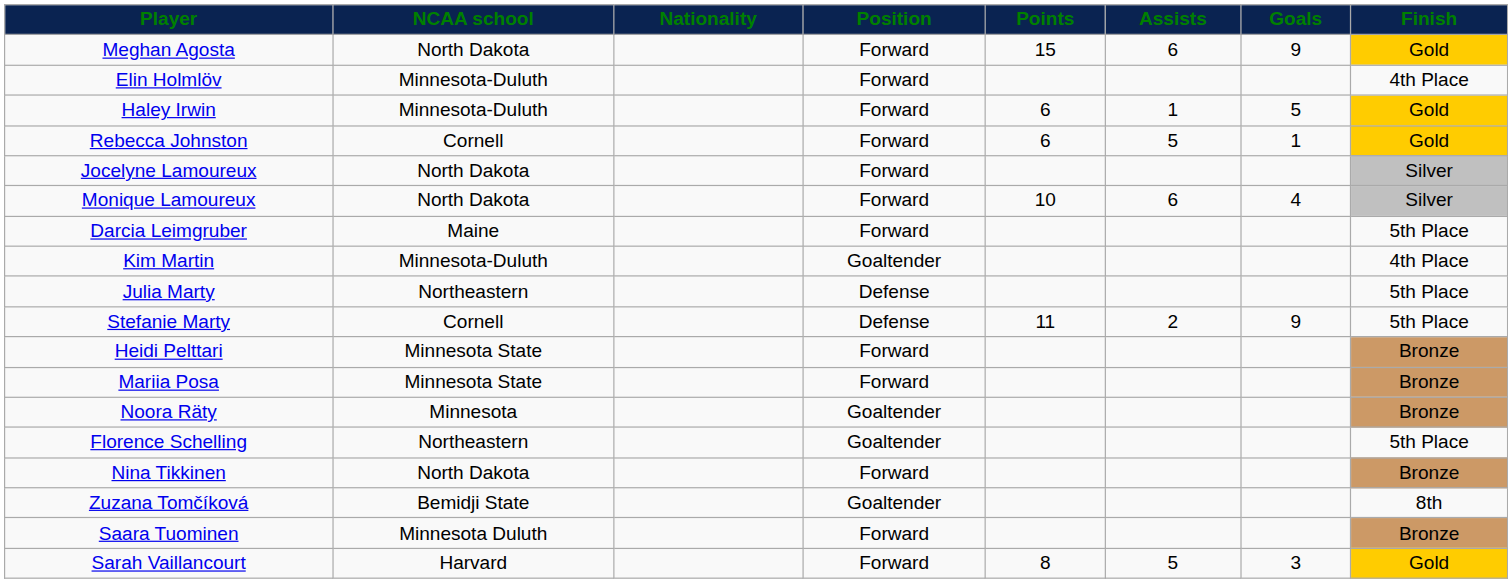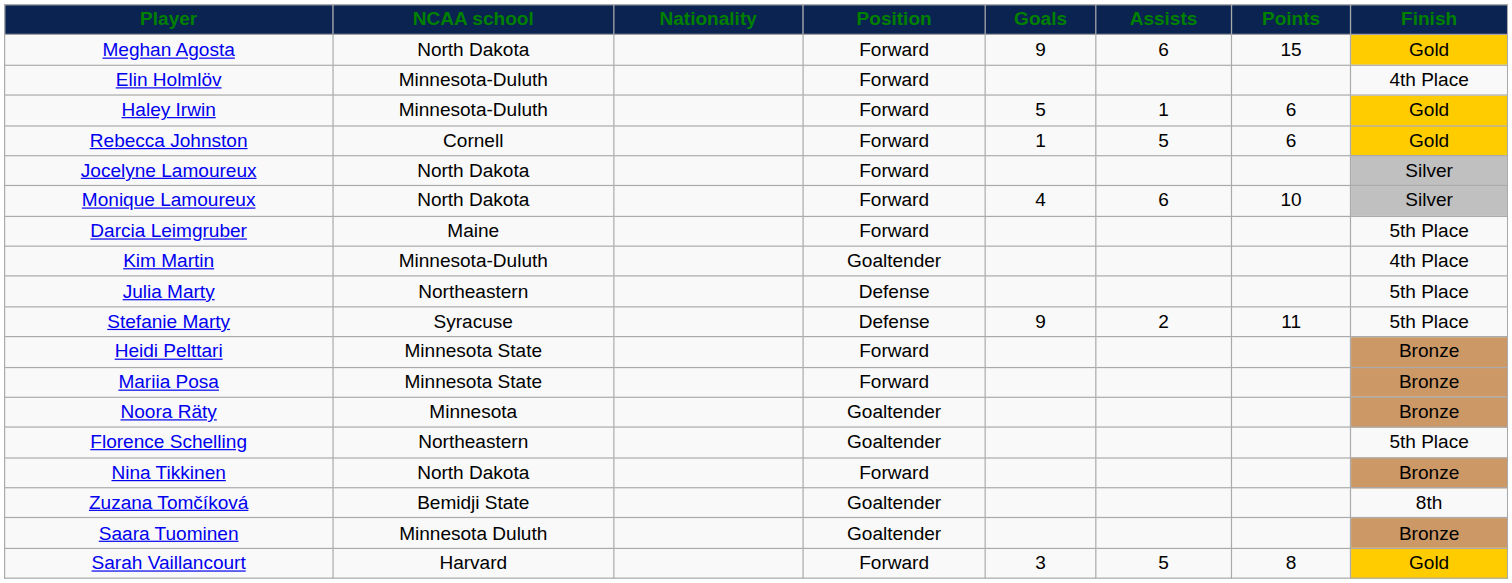columns swapped: (1296, 19) <-> (1045, 19)
(473, 321) Cornell -> (473, 321) Syracuse
(894, 532) Forward -> (894, 532) Goaltender
